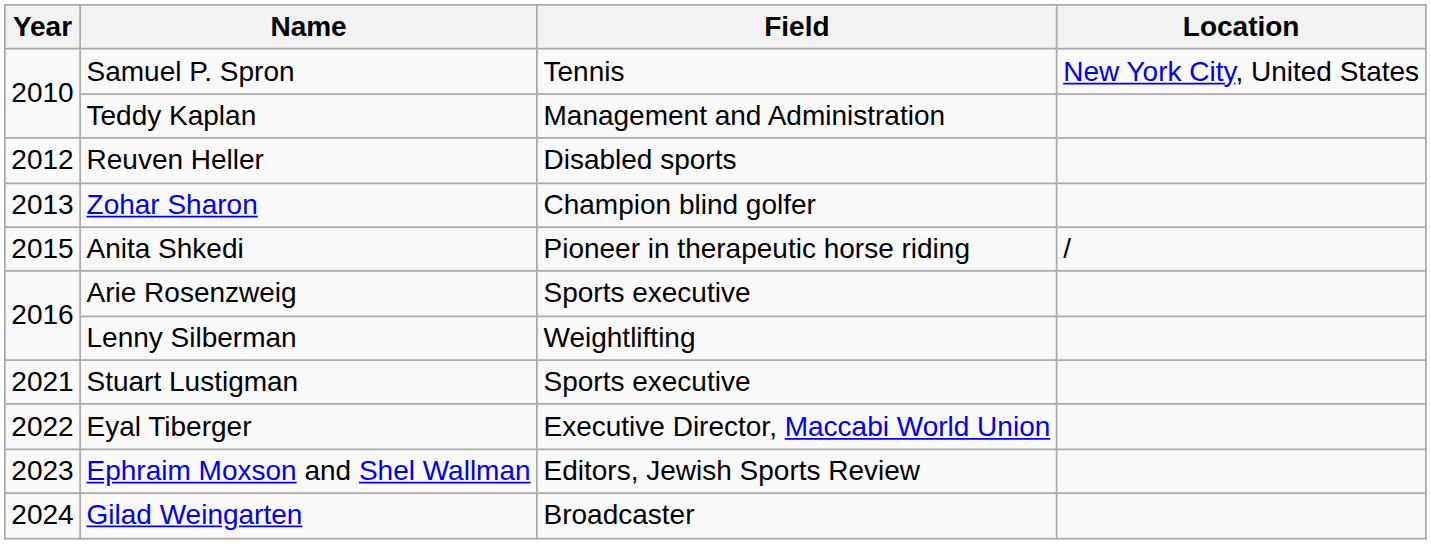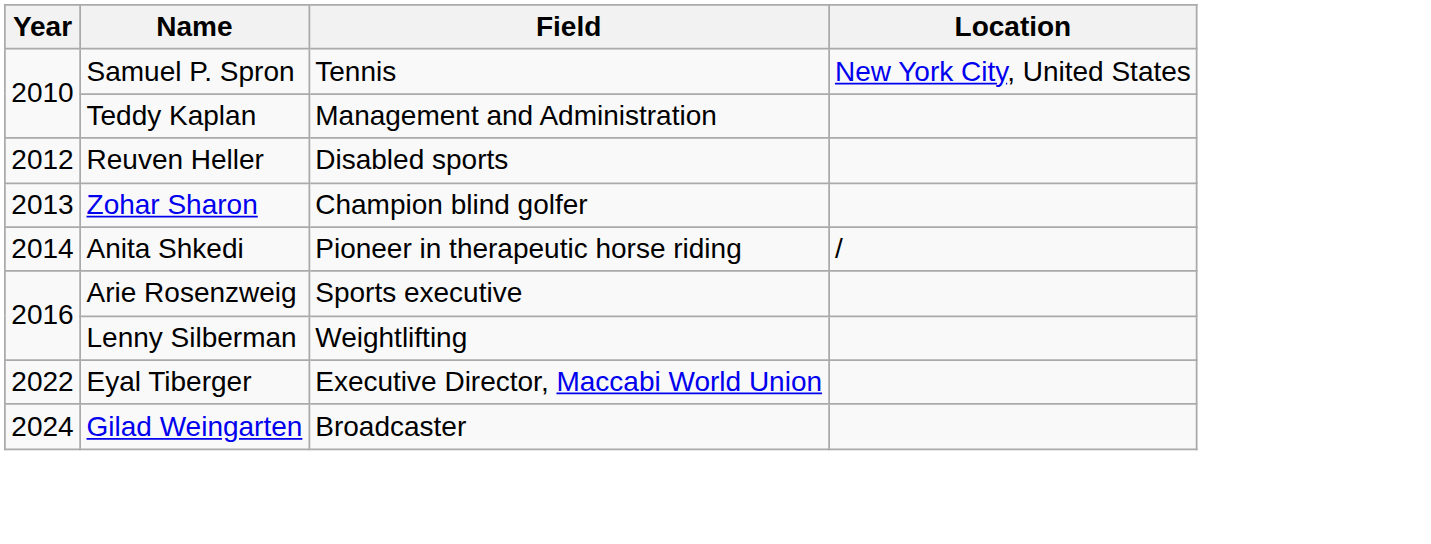(42, 248) 2015 -> (42, 248) 2014
- row: (192, 381)
- row: (309, 470)
